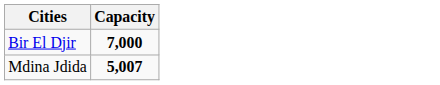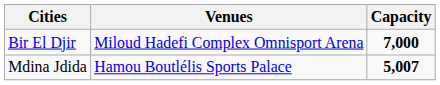+ column: (229, 17)
